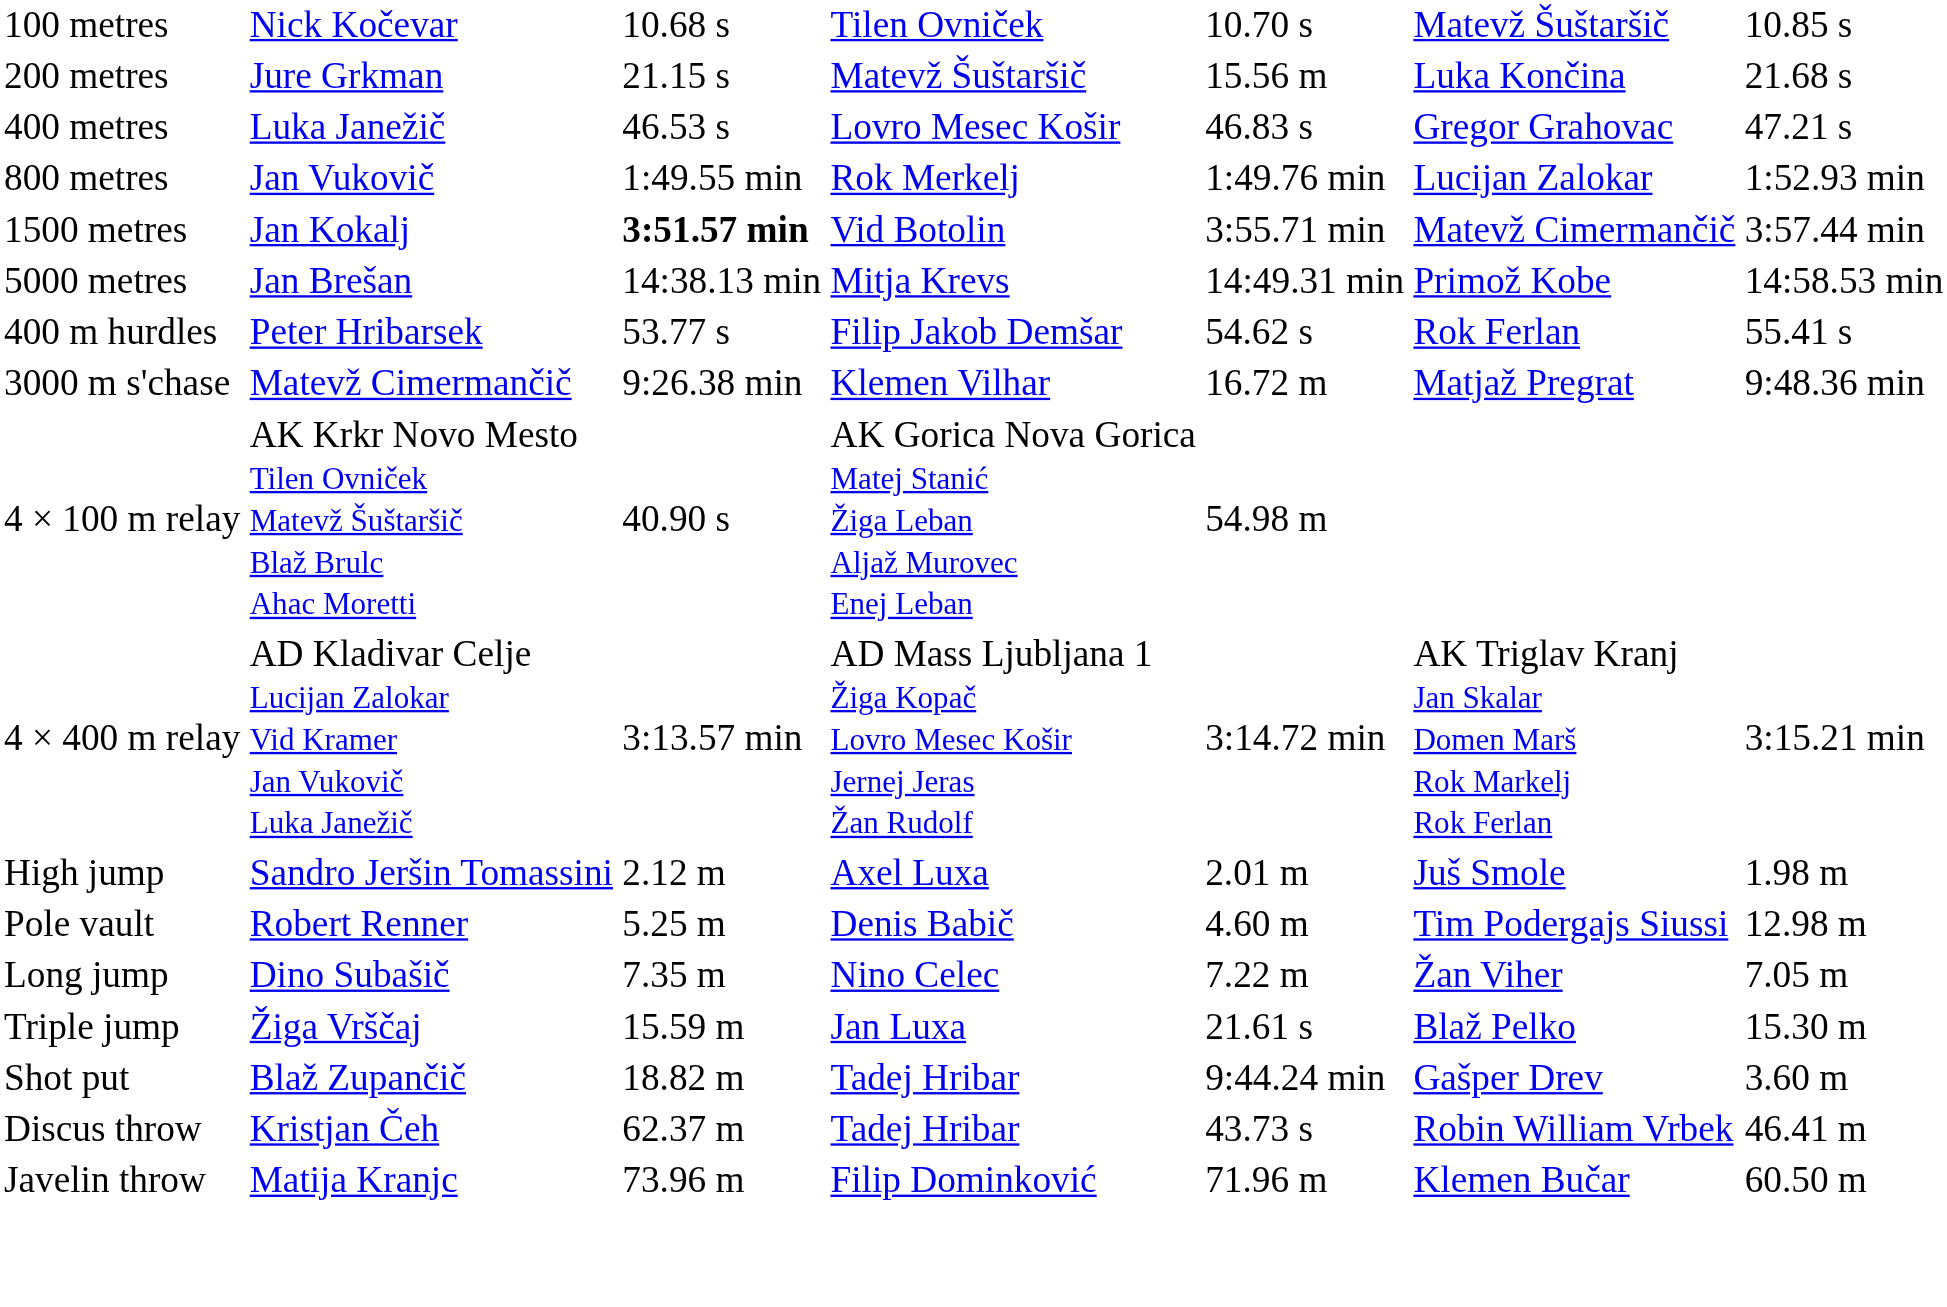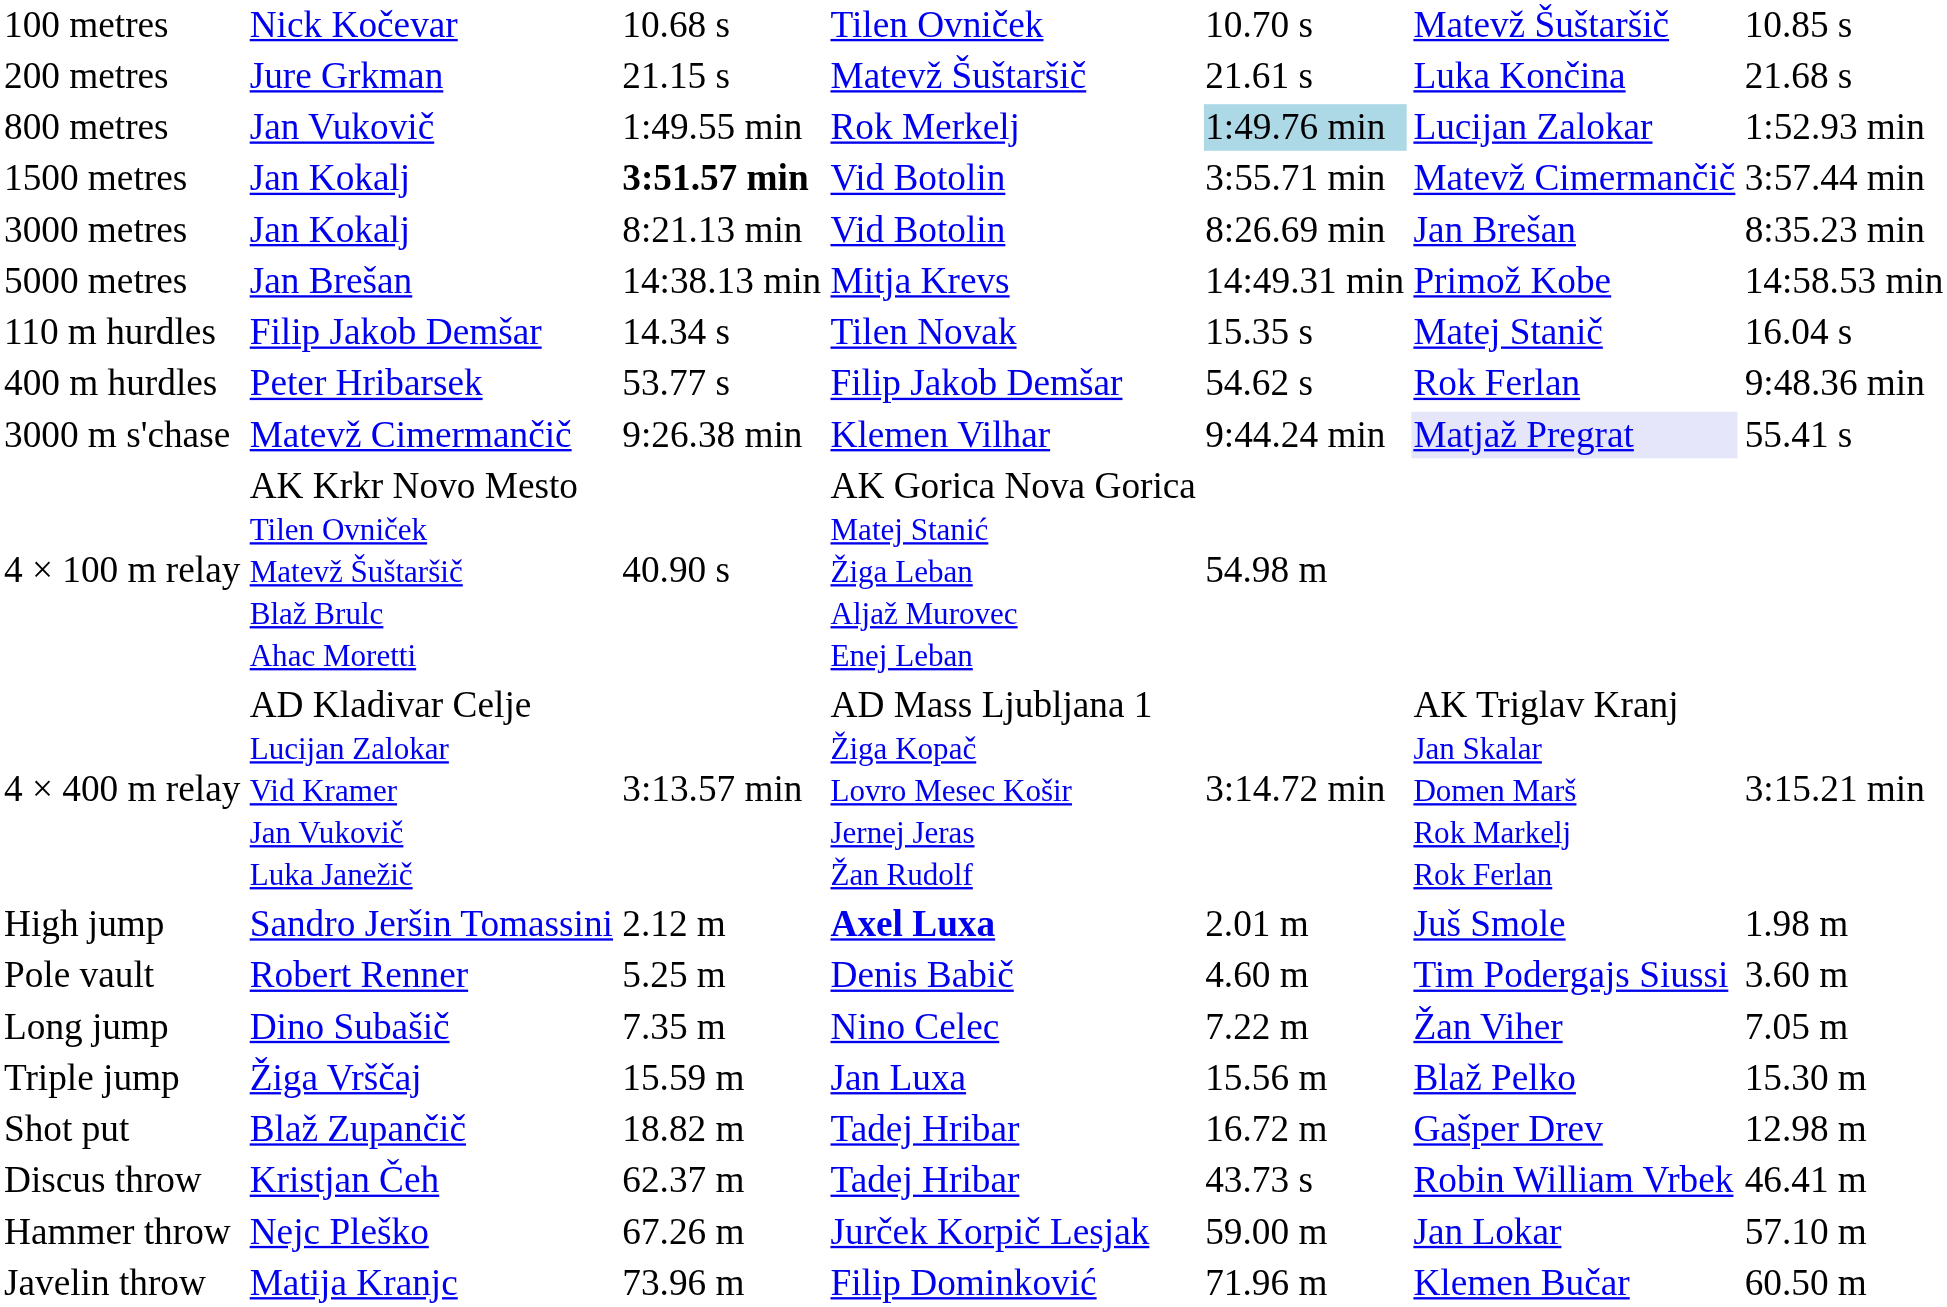(1266, 75) 15.56 m -> (1259, 75) 21.61 s
- row: (86, 126)
(1295, 178) no background -> (1295, 126) lightblue background
+ row: (96, 229)
+ row: (110, 331)
(1799, 331) 55.41 s -> (1835, 383) 9:48.36 min
(1266, 383) 16.72 m -> (1295, 434) 9:44.24 min
(1524, 383) no background -> (1524, 434) lavender background
(1835, 383) 9:48.36 min -> (1799, 434) 55.41 s
(910, 872) normal -> (913, 923) bold
(1806, 923) 12.98 m -> (1796, 974) 3.60 m
(1259, 1026) 21.61 s -> (1266, 1077) 15.56 m
(1295, 1077) 9:44.24 min -> (1266, 1128) 16.72 m
(1796, 1077) 3.60 m -> (1806, 1128) 12.98 m
+ row: (117, 1231)
